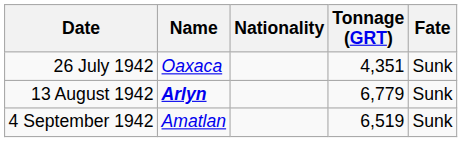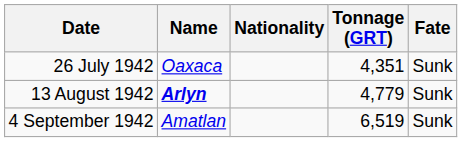(382, 94) 6,779 -> (382, 94) 4,779
